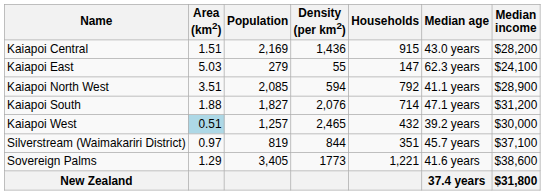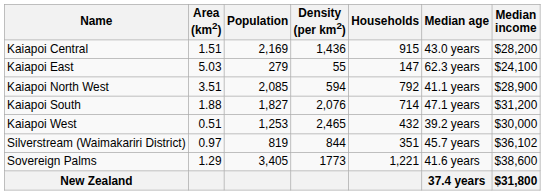(210, 124) lightblue background -> (210, 124) no background
(273, 124) 1,257 -> (273, 124) 1,253
(516, 143) $37,100 -> (516, 143) $36,102
